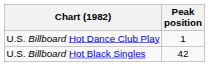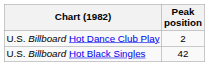(183, 38) 1 -> (183, 38) 2
